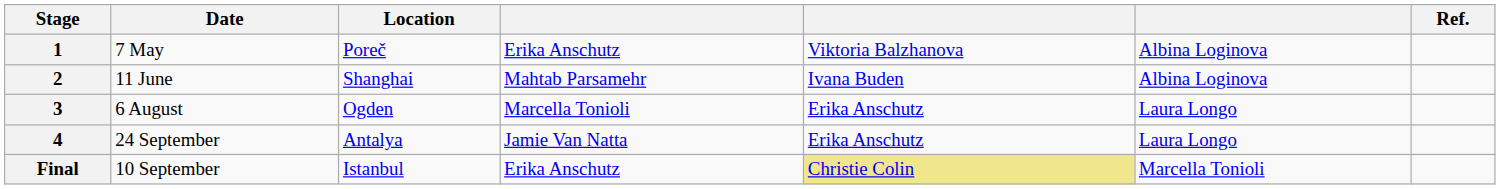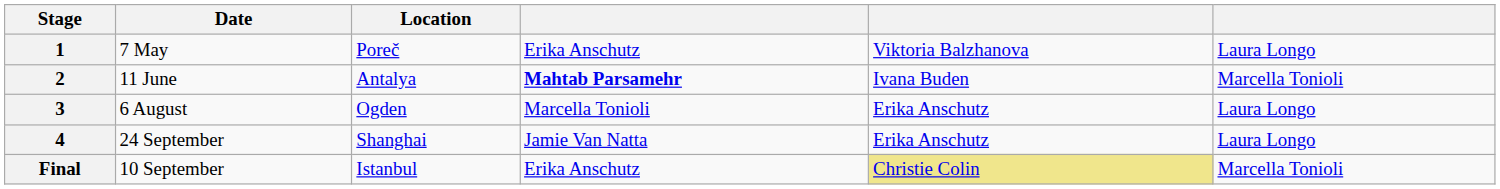- column: (1453, 19)
(1203, 49) Albina Loginova -> (1266, 49) Laura Longo
(378, 79) Shanghai -> (386, 79) Antalya
(575, 79) normal -> (603, 79) bold
(1203, 79) Albina Loginova -> (1280, 79) Marcella Tonioli
(373, 139) Antalya -> (391, 139) Shanghai
